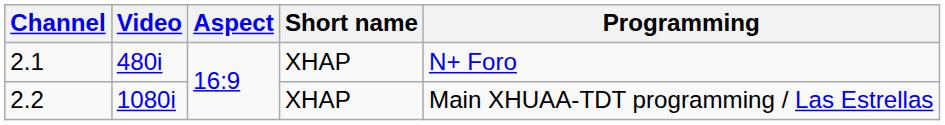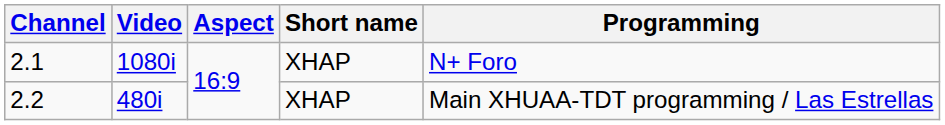(140, 61) 480i -> (146, 61) 1080i
(146, 100) 1080i -> (140, 100) 480i
